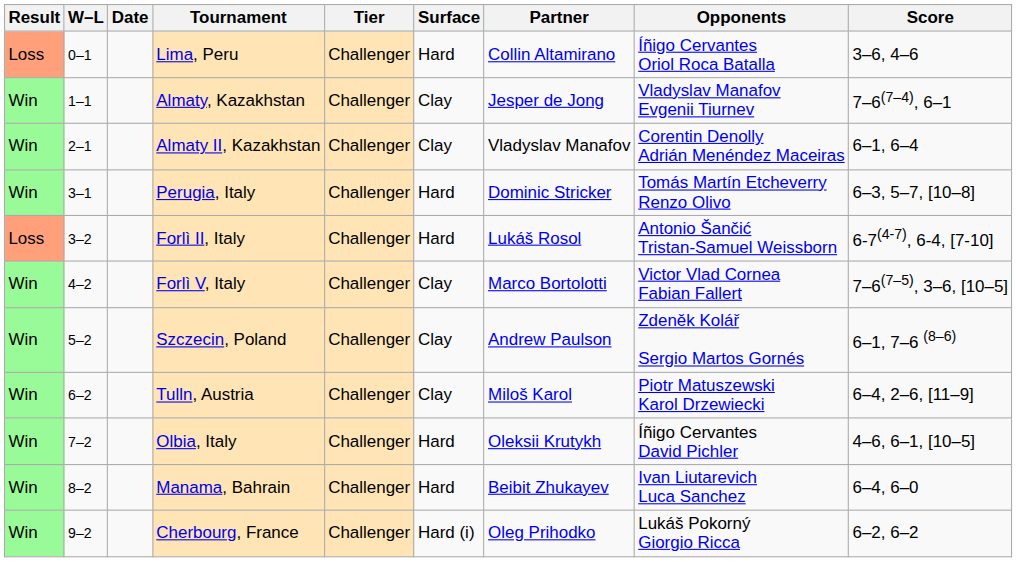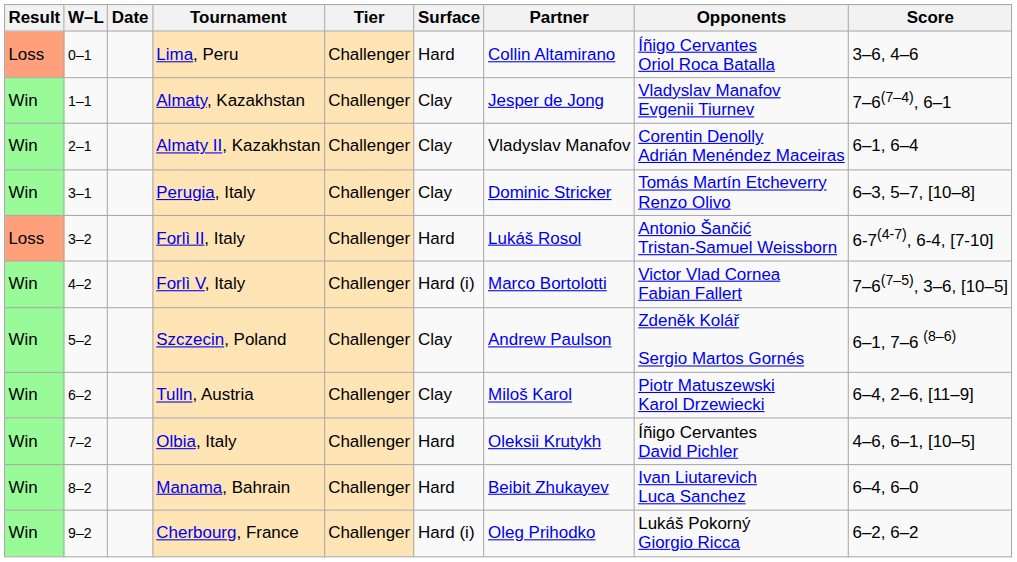(436, 192) Hard -> (435, 192) Clay
(435, 284) Clay -> (446, 284) Hard (i)
